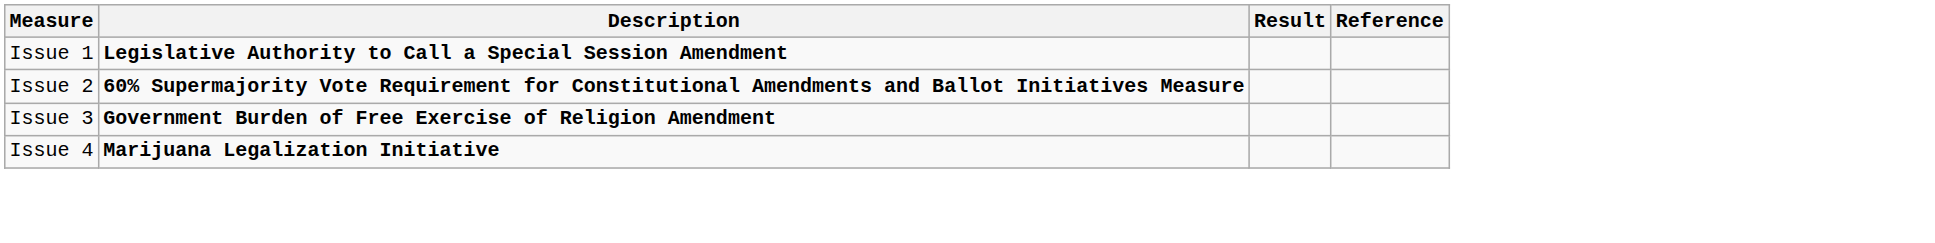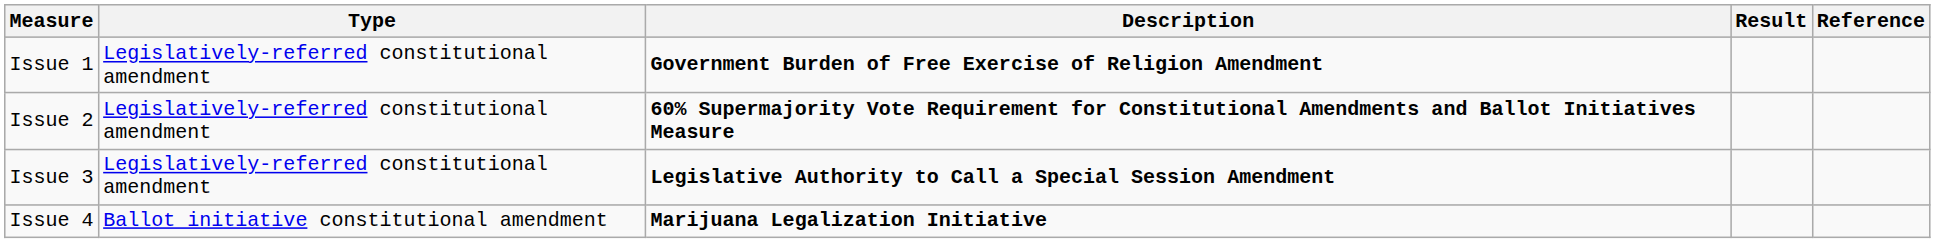+ column: (372, 21)
(446, 54) Legislative Authority to Call a Special Session Amendment -> (987, 65) Government Burden of Free Exercise of Religion Amendment
(440, 119) Government Burden of Free Exercise of Religion Amendment -> (993, 177) Legislative Authority to Call a Special Session Amendment
